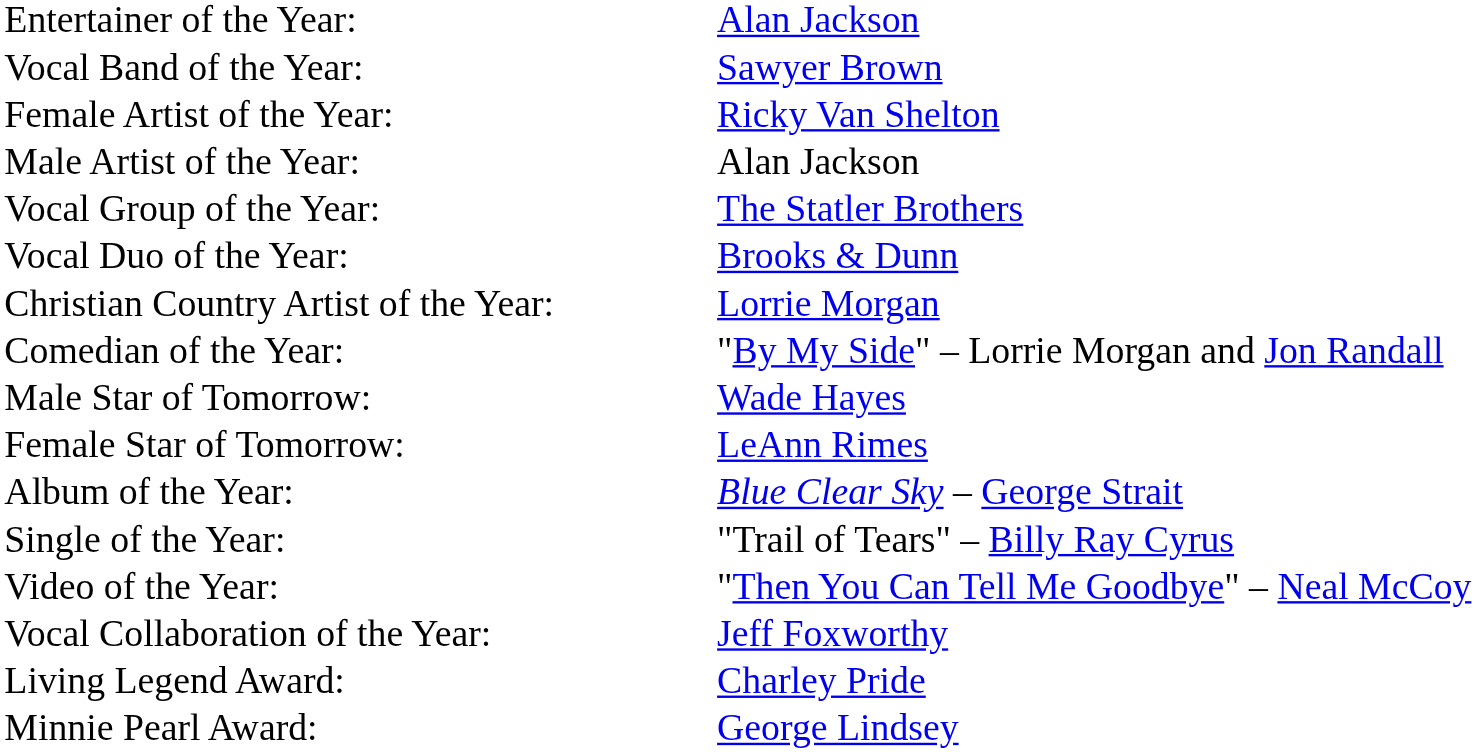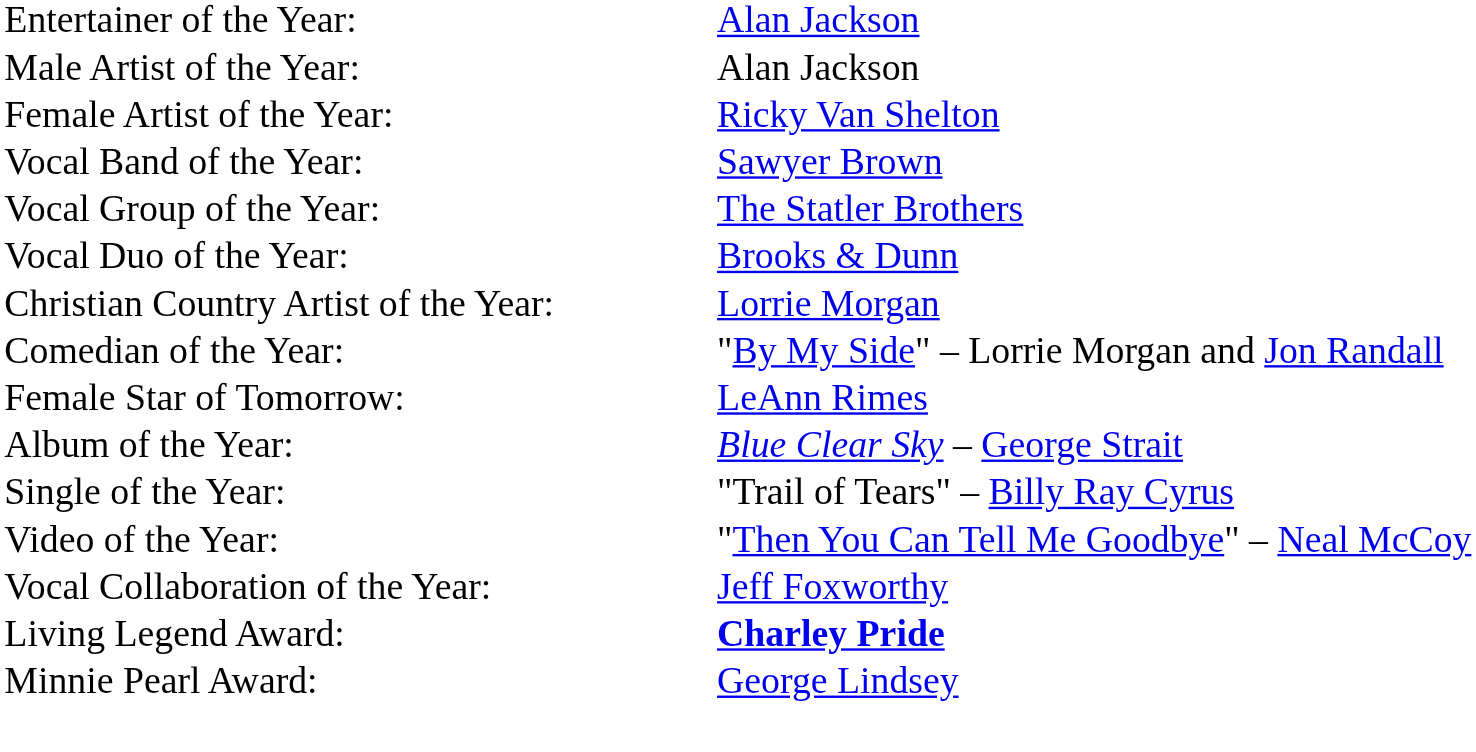rows swapped: (182, 161) <-> (184, 67)
- row: (188, 397)
(821, 680) normal -> (831, 633) bold
